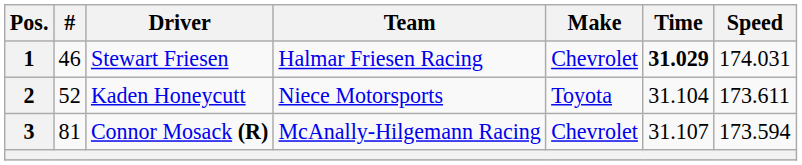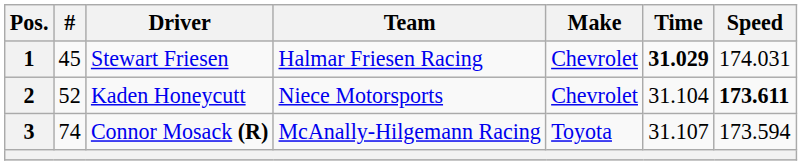(70, 59) 46 -> (70, 59) 45
(582, 95) Toyota -> (595, 95) Chevrolet
(754, 95) normal -> (754, 95) bold
(70, 131) 81 -> (70, 131) 74
(595, 131) Chevrolet -> (582, 131) Toyota
